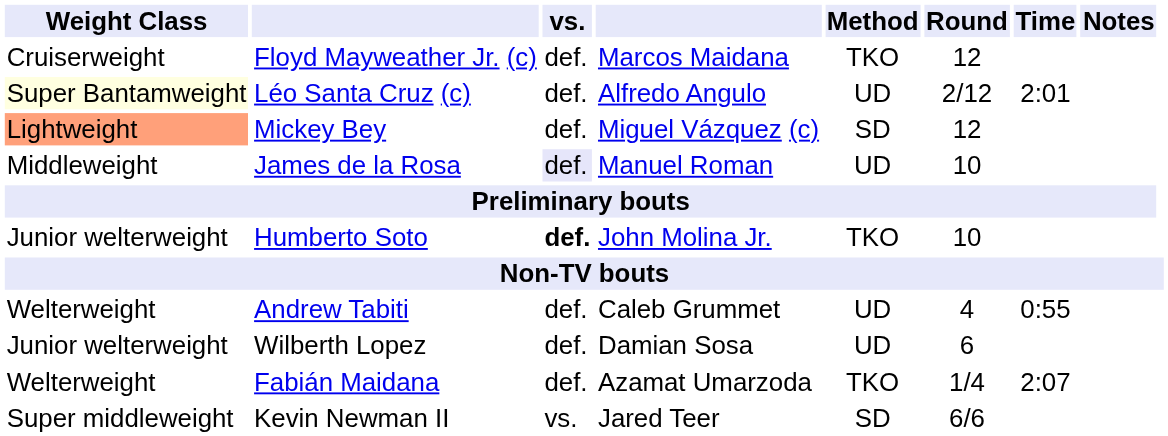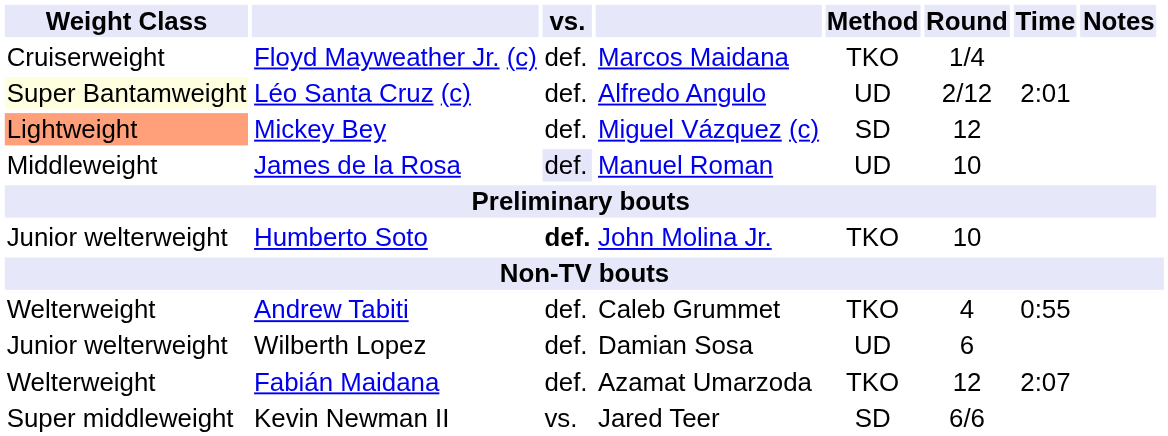(967, 57) 12 -> (967, 57) 1/4
(873, 310) UD -> (873, 310) TKO
(967, 382) 1/4 -> (967, 382) 12
